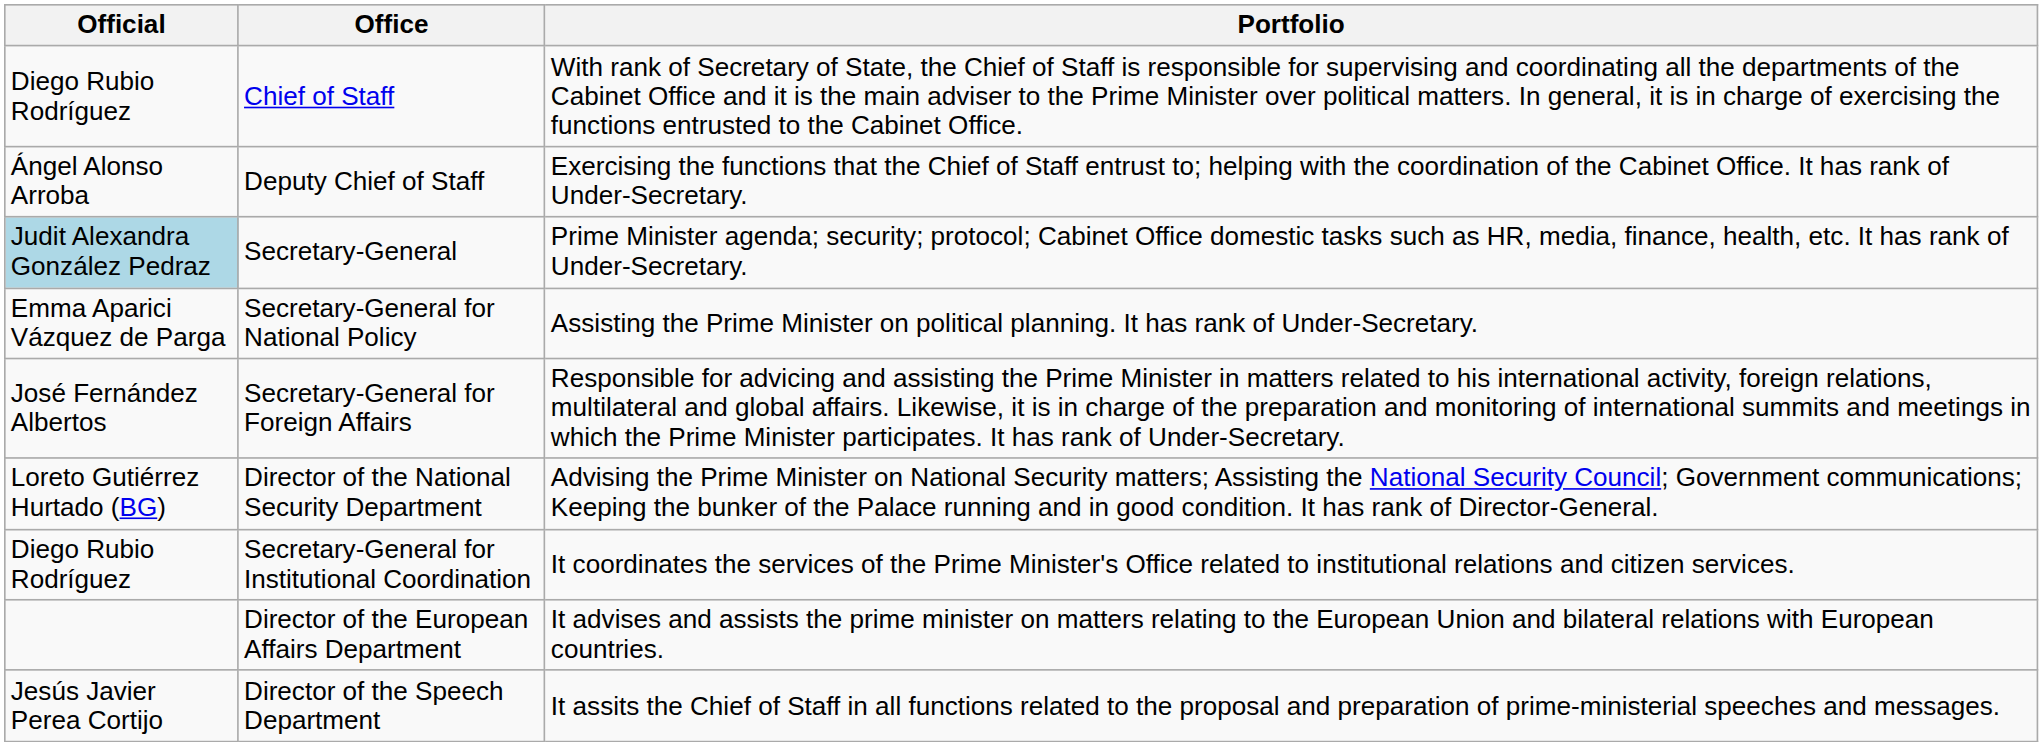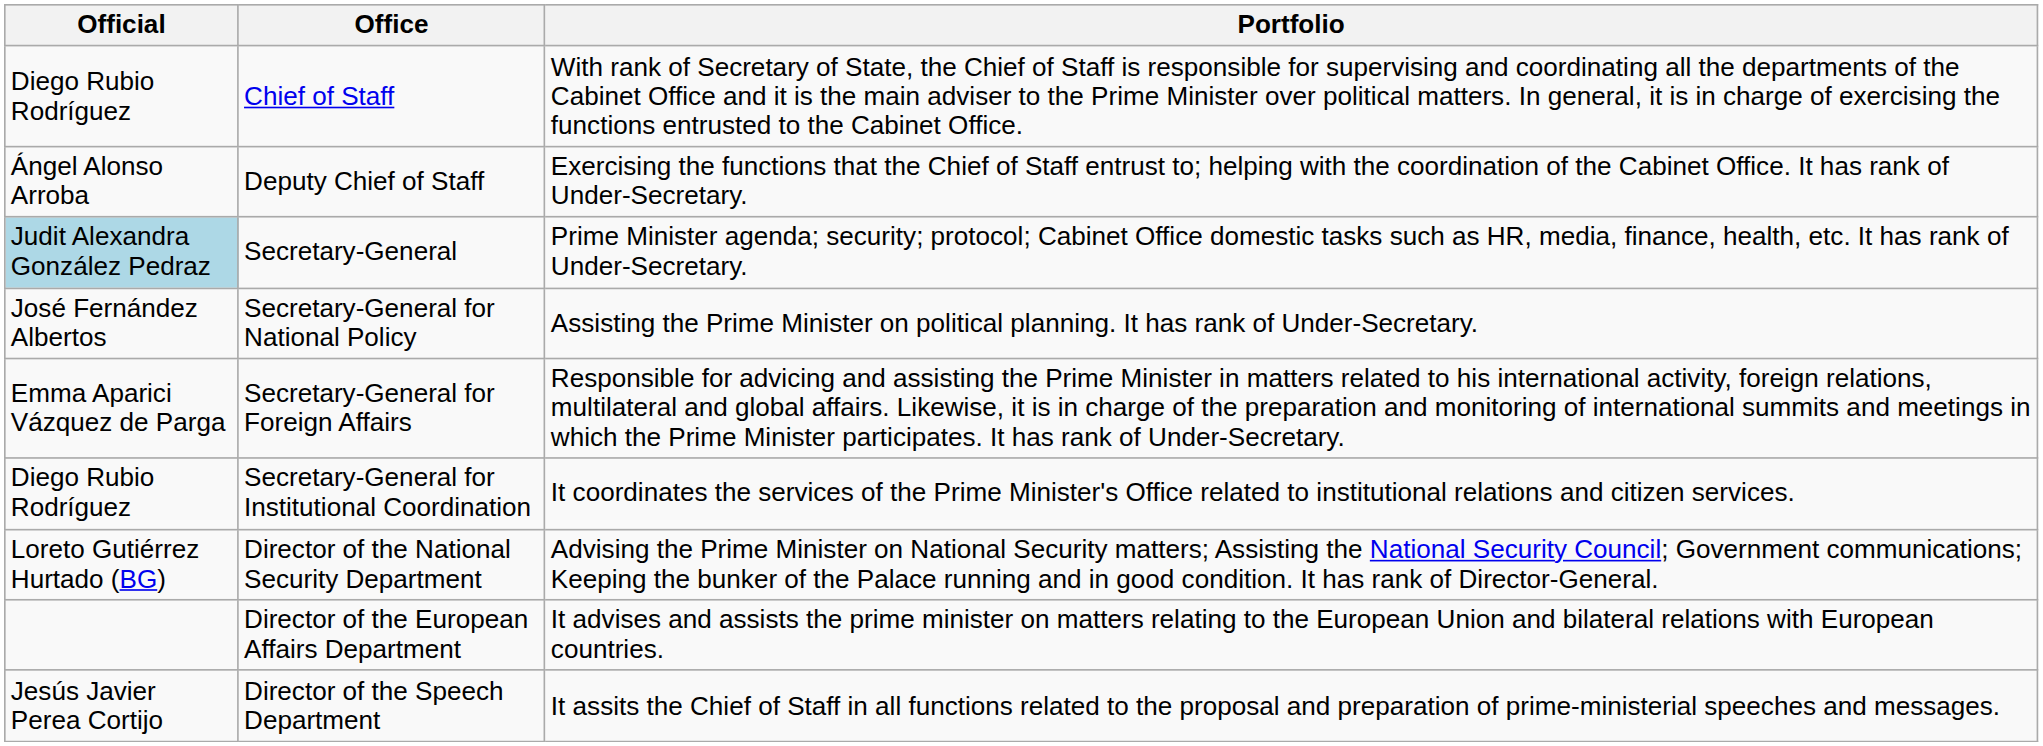(118, 322) Emma Aparici Vázquez de Parga -> (104, 322) José Fernández Albertos
(104, 408) José Fernández Albertos -> (118, 408) Emma Aparici Vázquez de Parga
rows swapped: (388, 564) <-> (377, 493)
